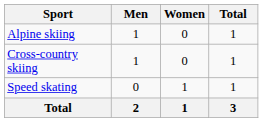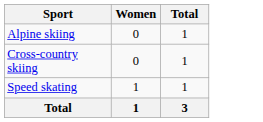- column: (136, 14)
